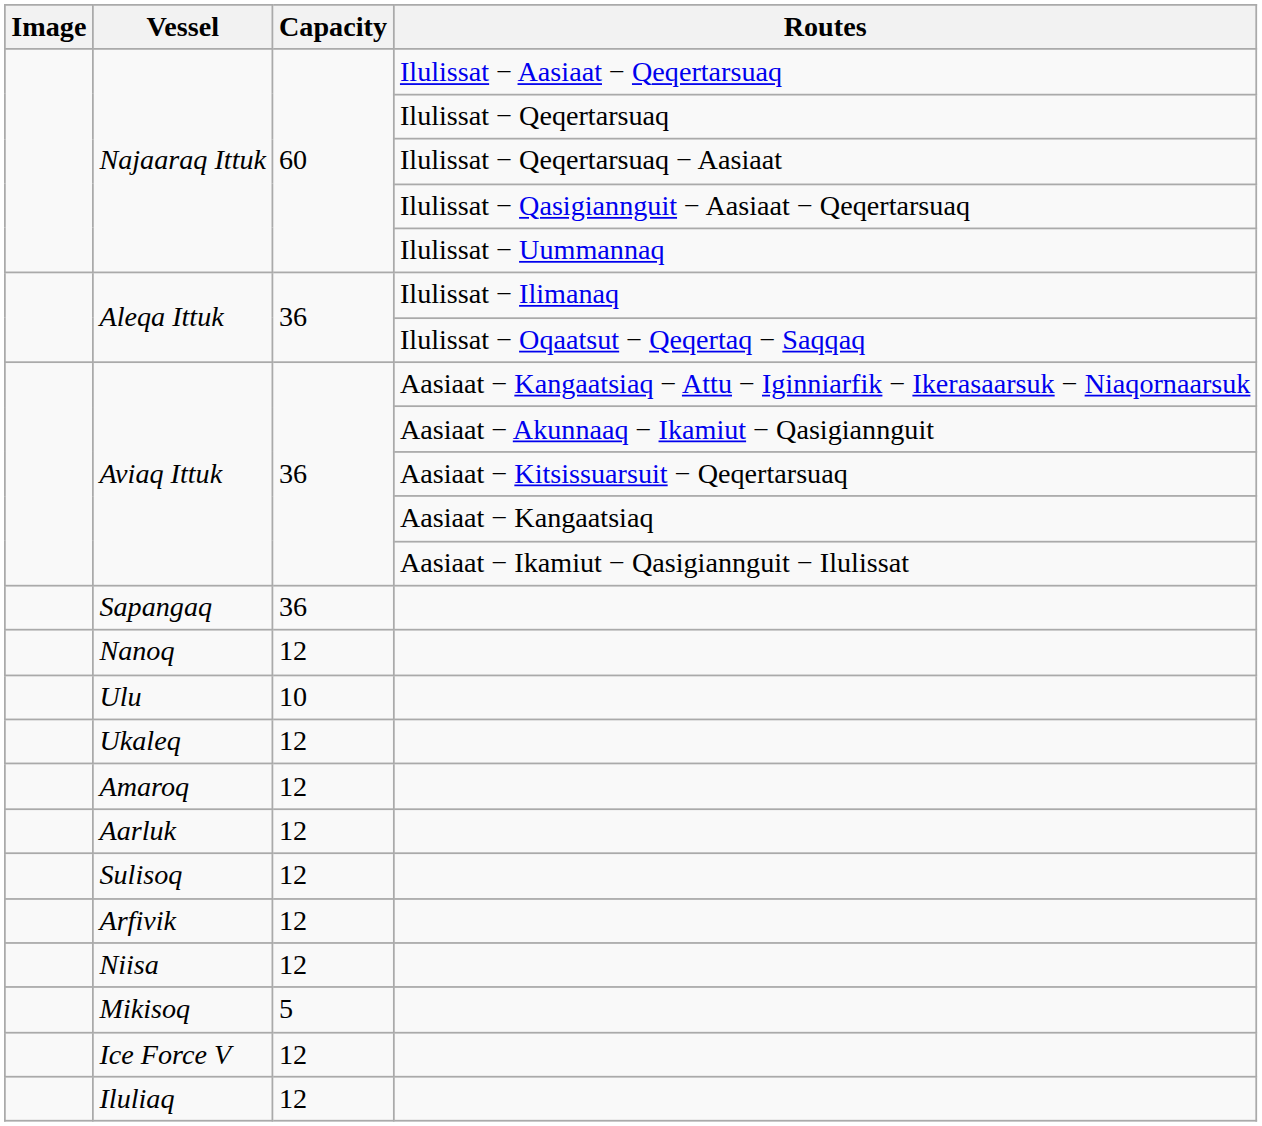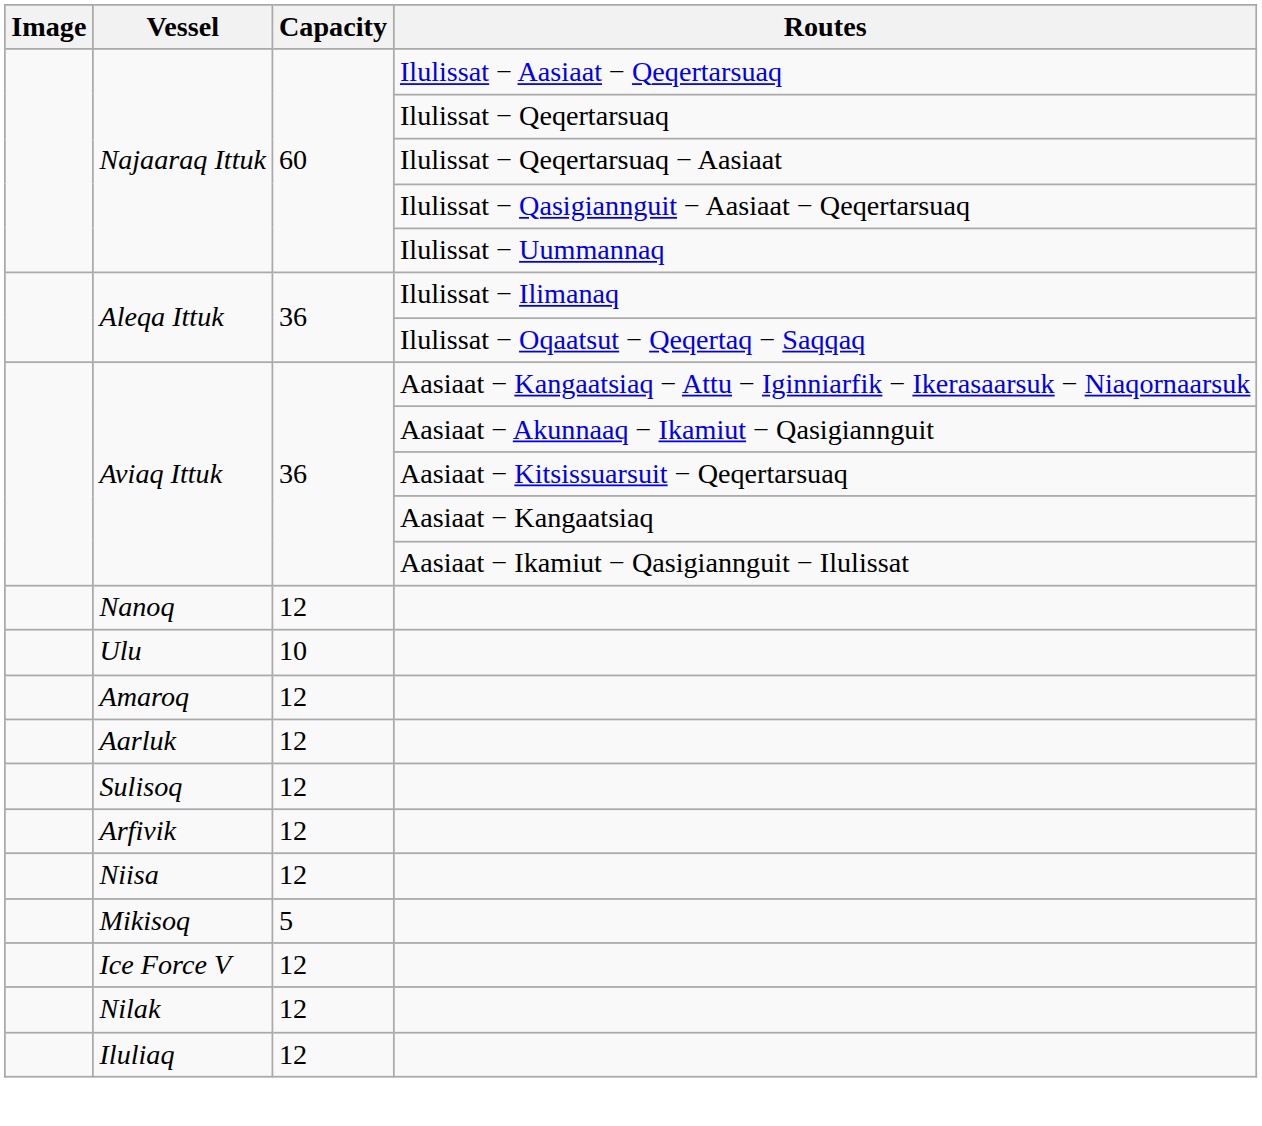- row: (156, 607)
- row: (140, 741)
+ row: (130, 1009)
